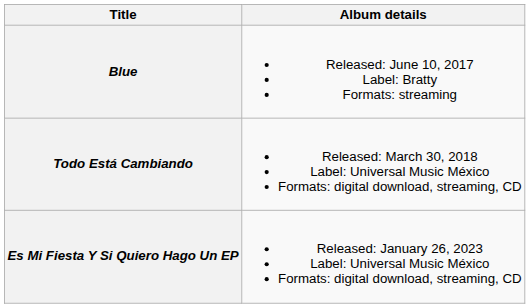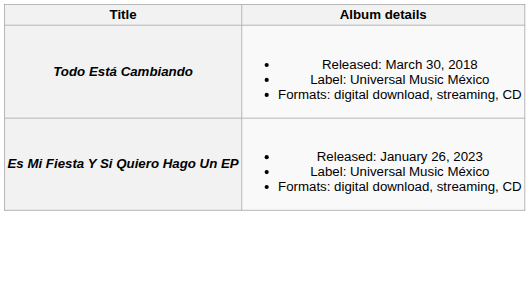- row: (123, 71)
